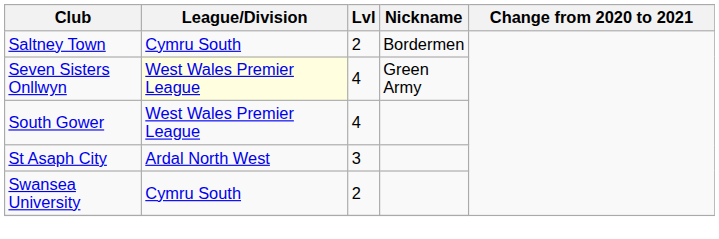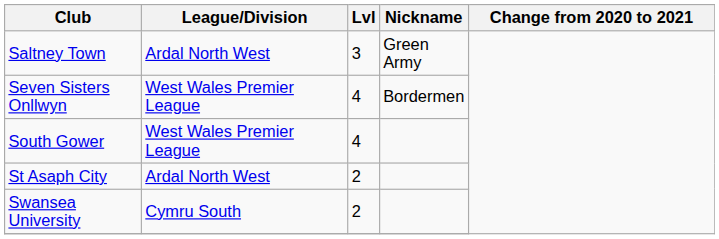(193, 44) Cymru South -> (208, 53) Ardal North West
(356, 44) 2 -> (356, 53) 3
(424, 44) Bordermen -> (406, 53) Green Army
(220, 79) lightyellow background -> (220, 97) no background
(406, 79) Green Army -> (424, 97) Bordermen
(356, 158) 3 -> (356, 176) 2
